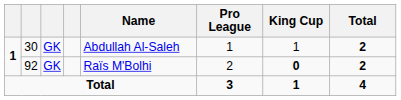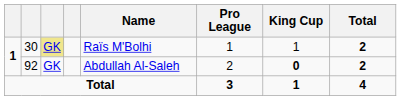(52, 47) no background -> (52, 47) khaki background
(132, 47) Abdullah Al-Saleh -> (117, 47) Raïs M'Bolhi
(117, 66) Raïs M'Bolhi -> (132, 66) Abdullah Al-Saleh
